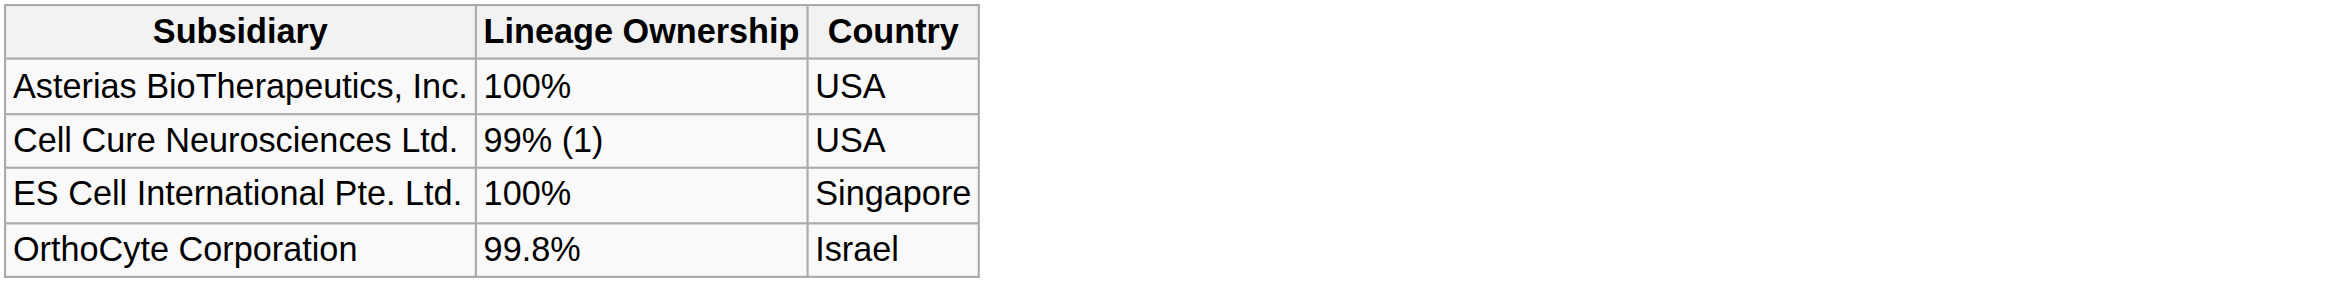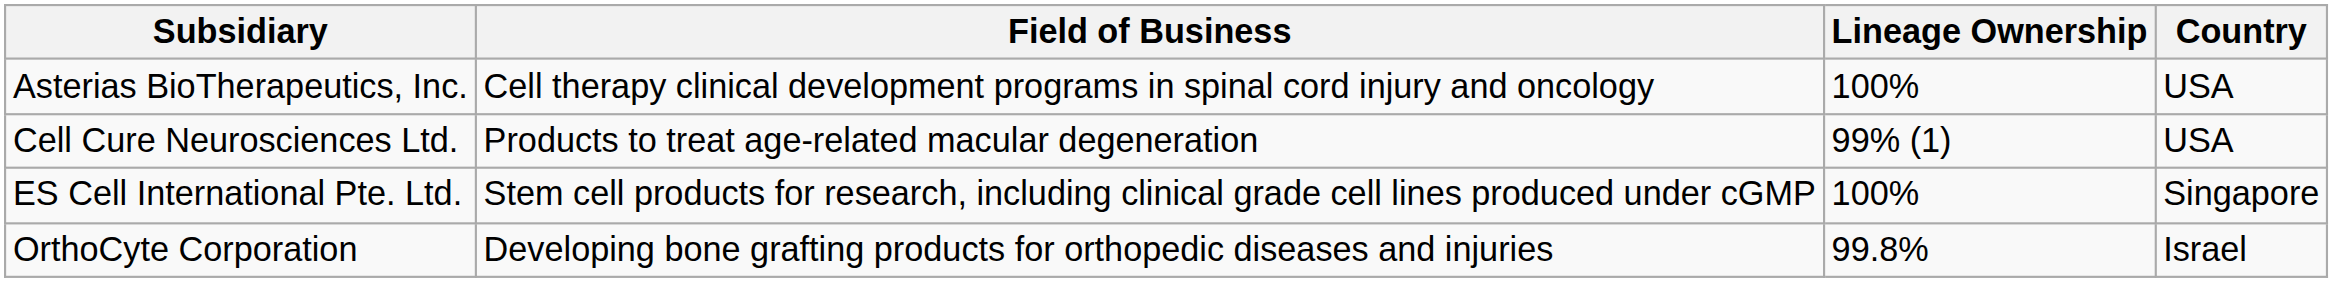+ column: (1150, 31)
